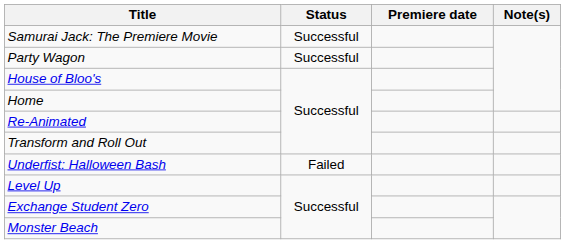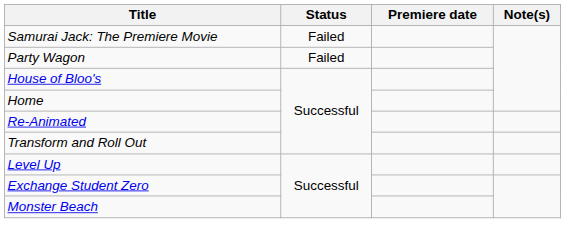(326, 36) Successful -> (326, 36) Failed
(326, 57) Successful -> (326, 57) Failed
- row: (87, 164)
